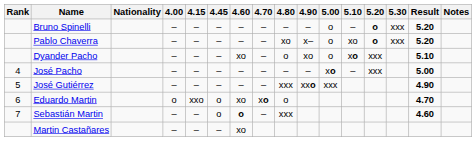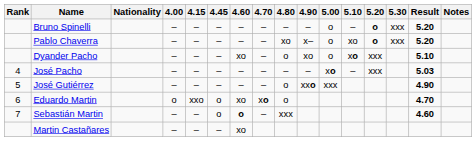(425, 71) 5.00 -> (425, 71) 5.03
(286, 85) xxx -> (286, 85) o
